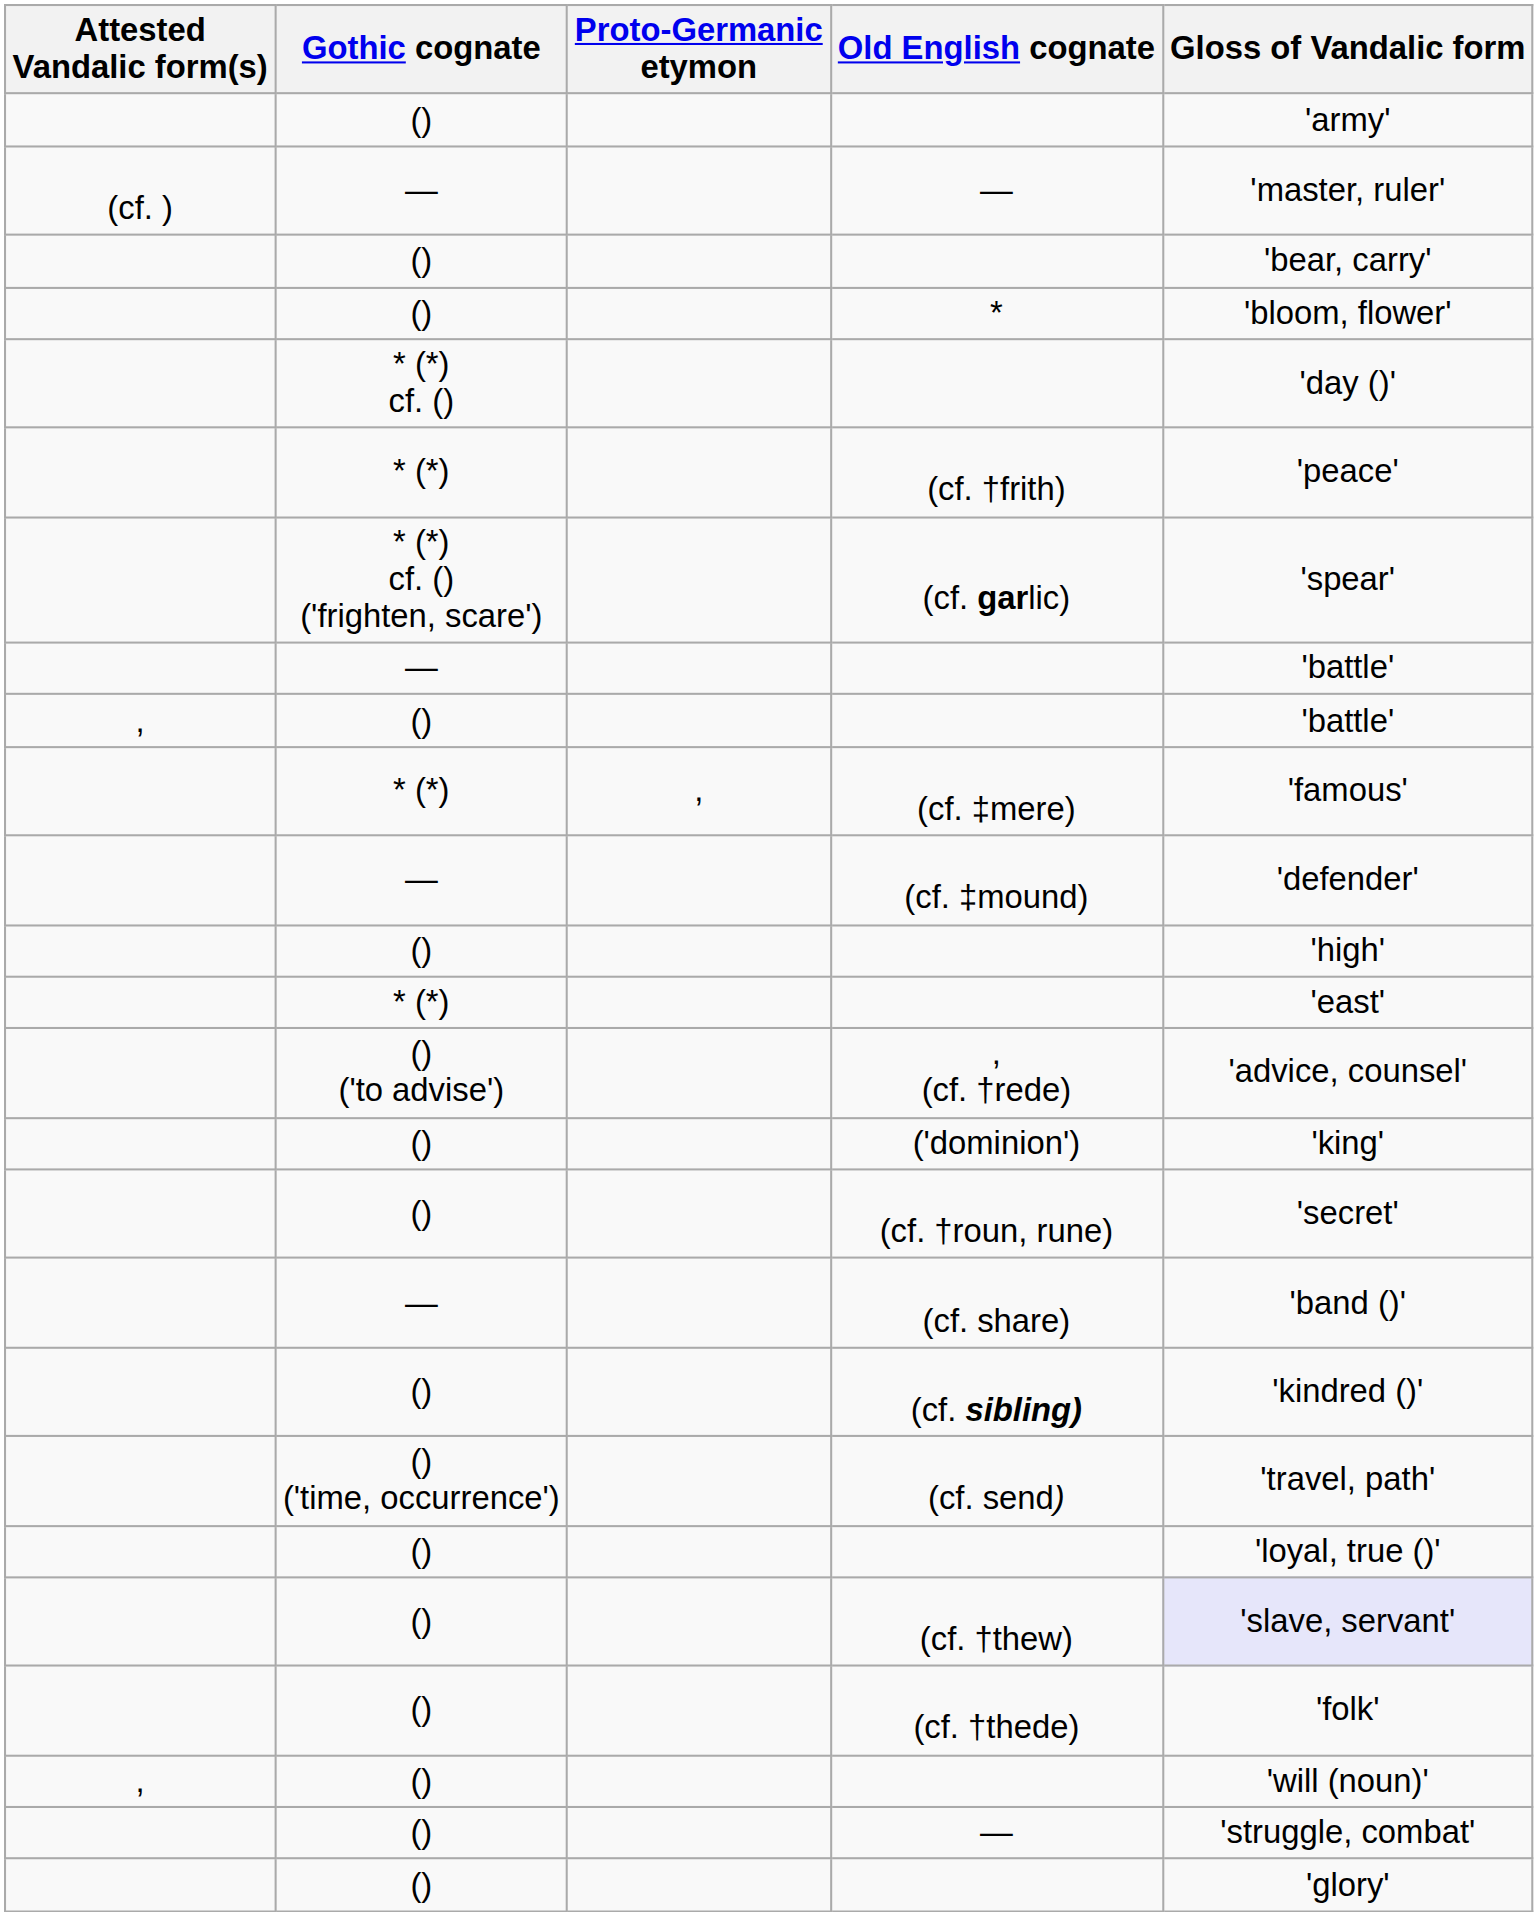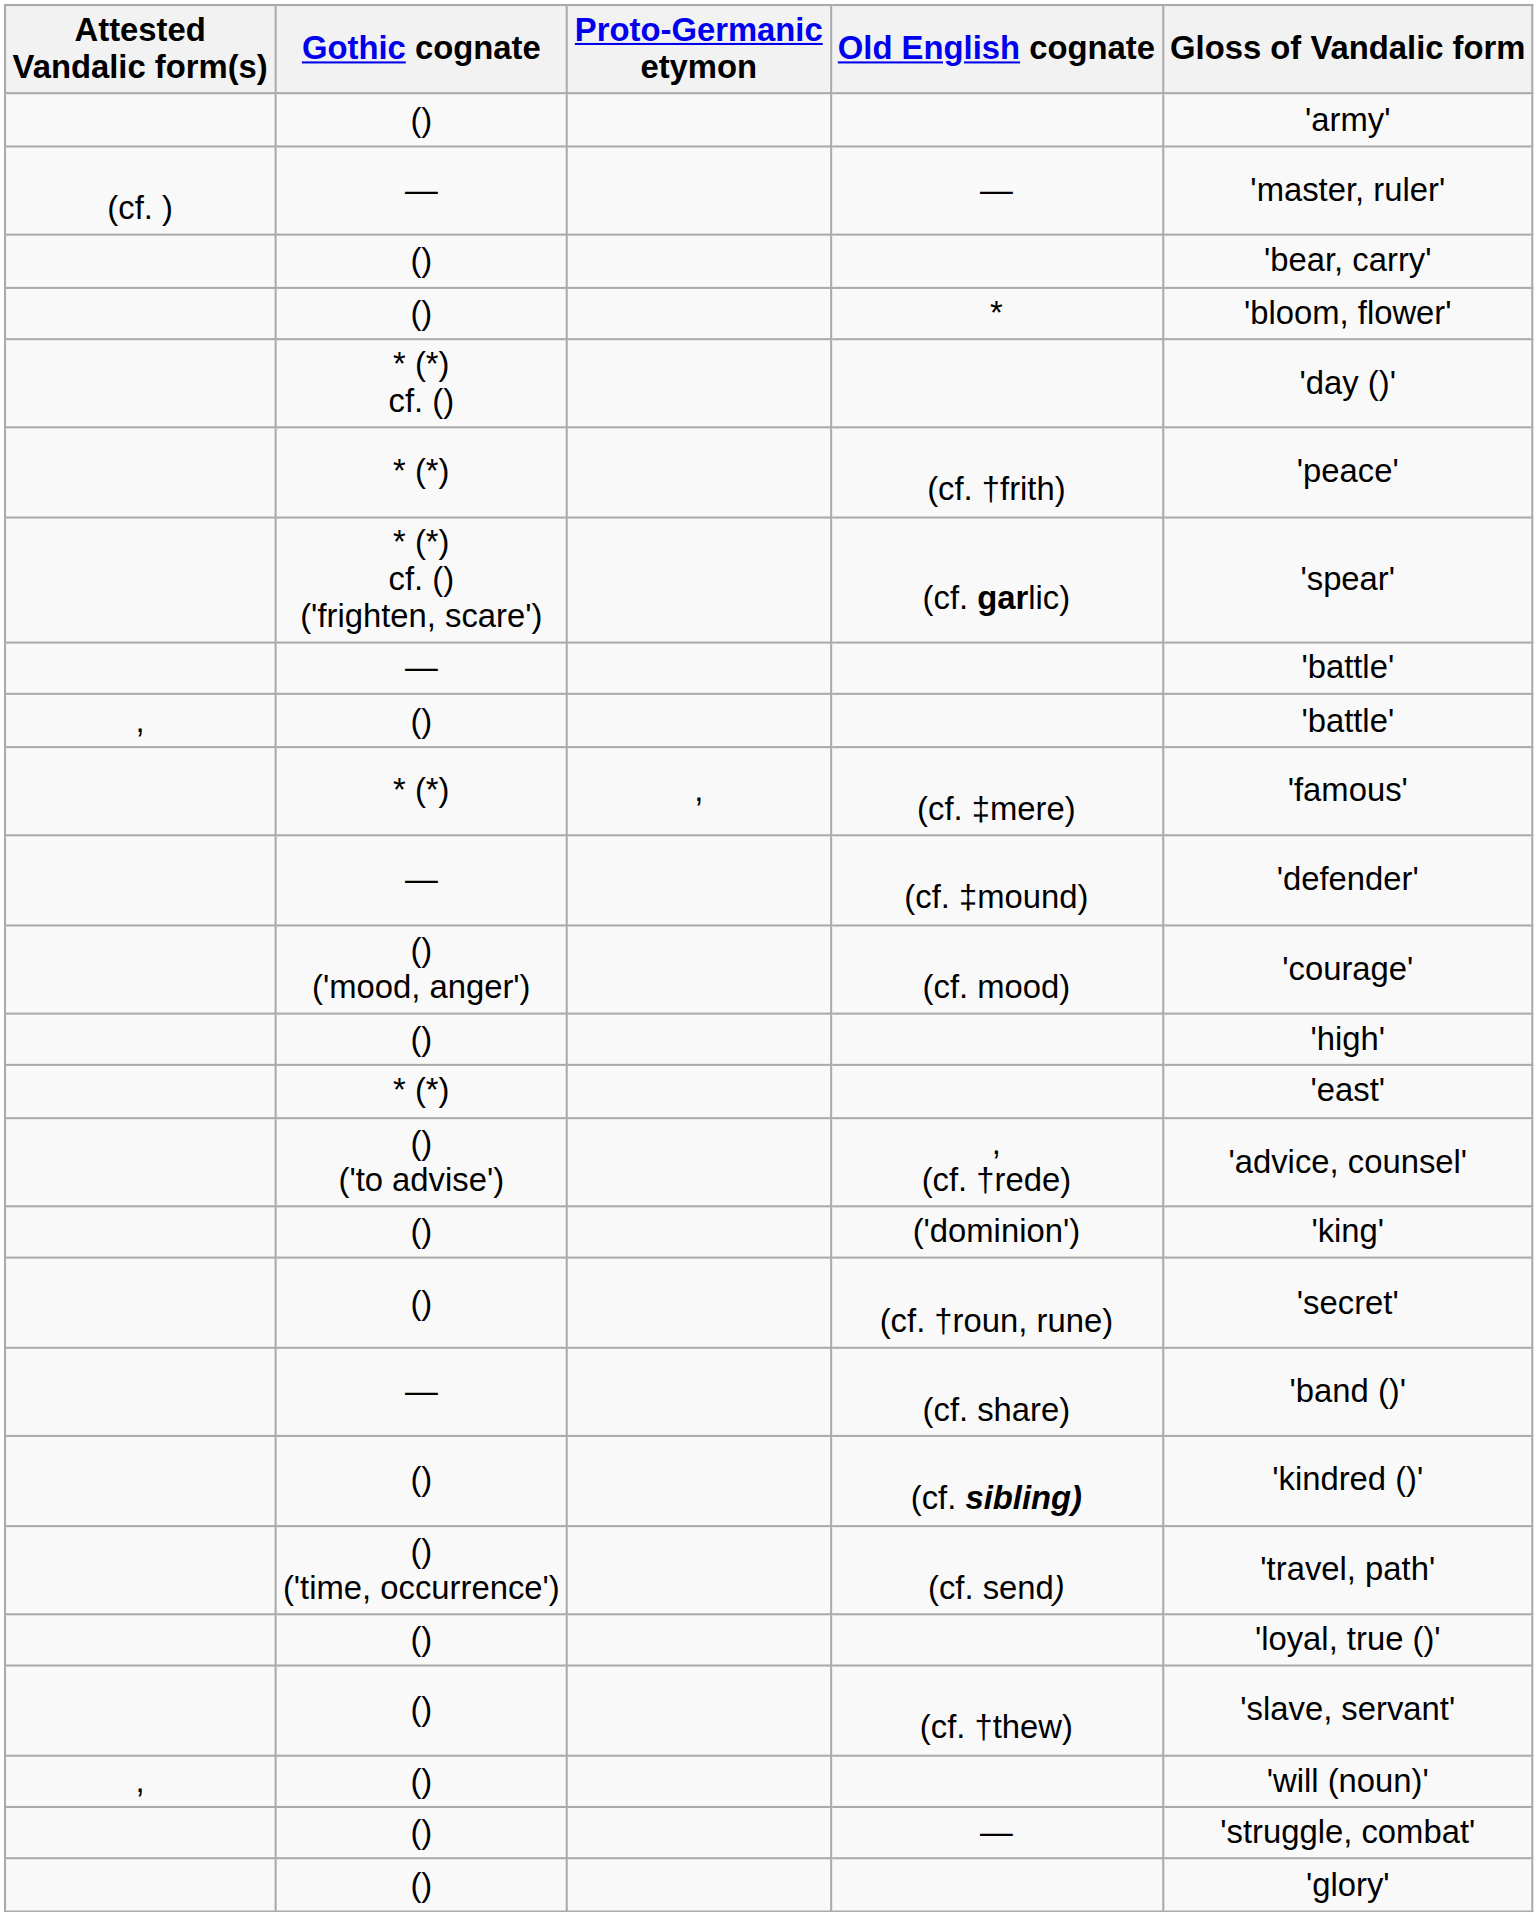+ row: (421, 968)
(1348, 1621) lavender background -> (1348, 1709) no background
- row: (421, 1709)
